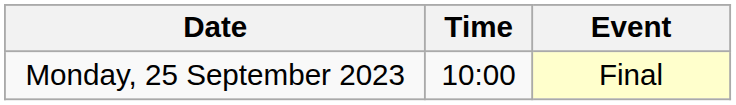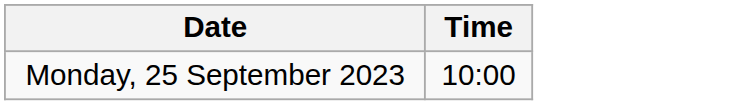- column: (631, 27)
